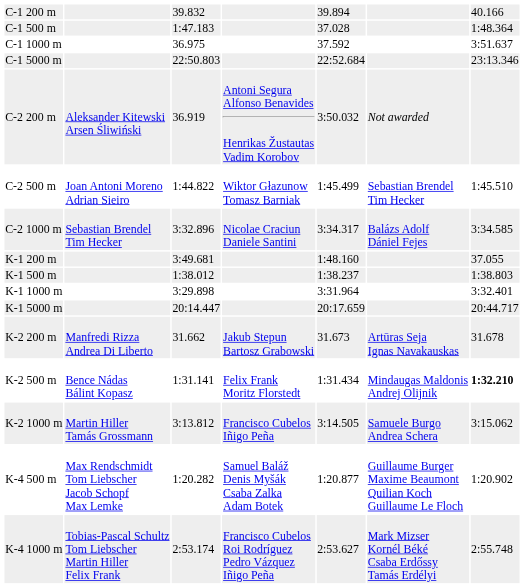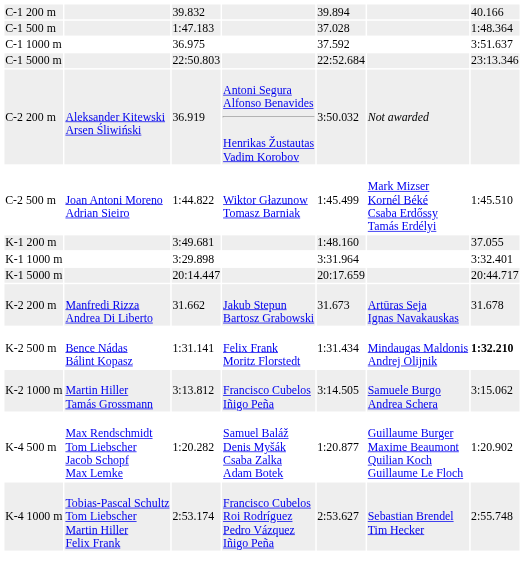(411, 193) Sebastian Brendel Tim Hecker -> (403, 206) Mark Mizser Kornél Béké Csaba Erdőssy Tamás Erdélyi
- row: (34, 229)
- row: (31, 275)
(403, 555) Mark Mizser Kornél Béké Csaba Erdőssy Tamás Erdélyi -> (411, 523) Sebastian Brendel Tim Hecker
